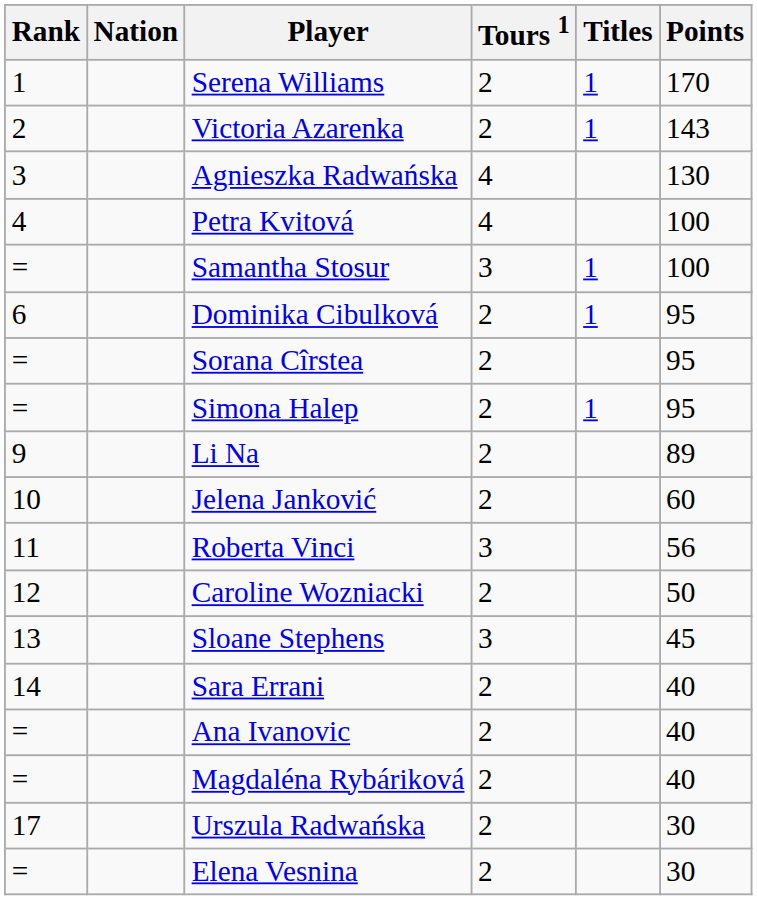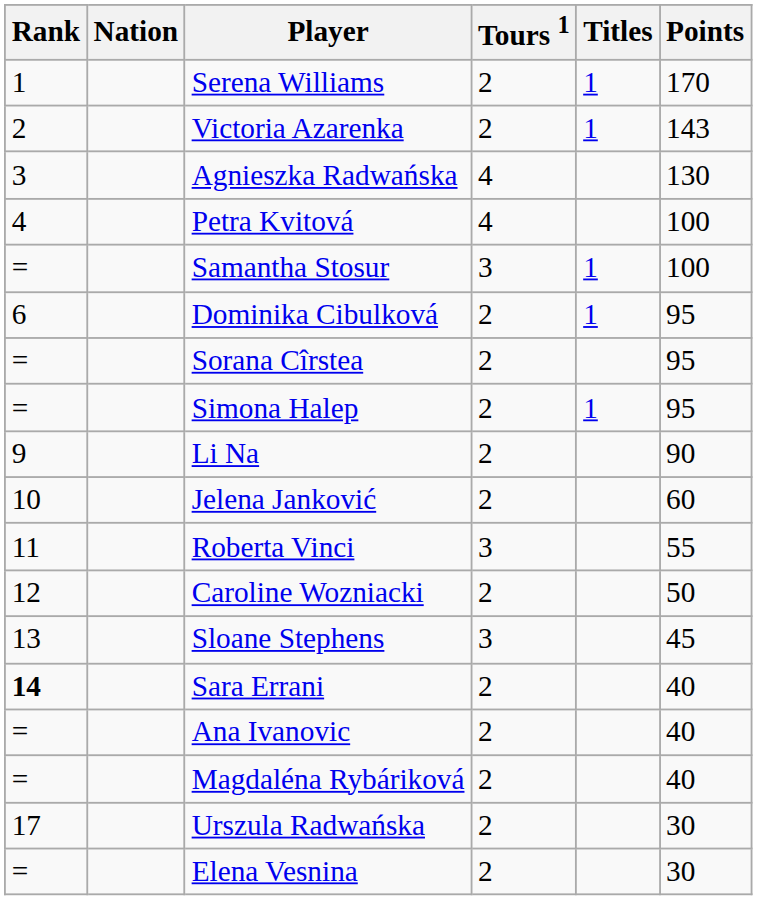(681, 453) 89 -> (681, 453) 90
(681, 546) 56 -> (681, 546) 55
(26, 685) normal -> (26, 685) bold
